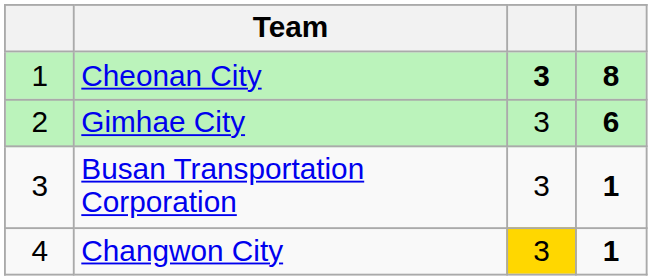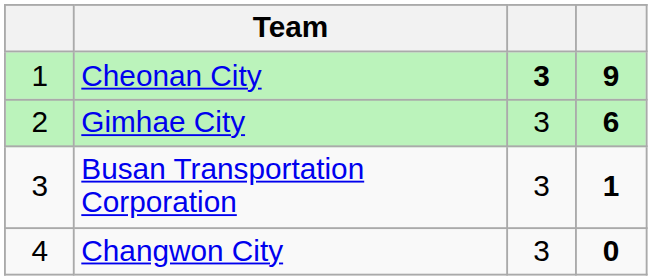(611, 75) 8 -> (611, 75) 9
(541, 250) gold background -> (541, 250) no background
(611, 250) 1 -> (611, 250) 0
